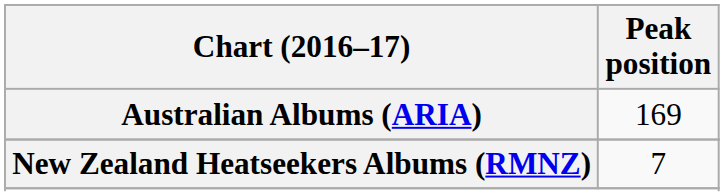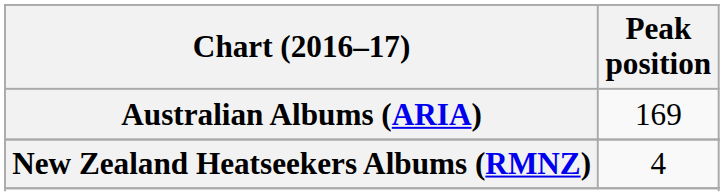(658, 163) 7 -> (658, 163) 4
